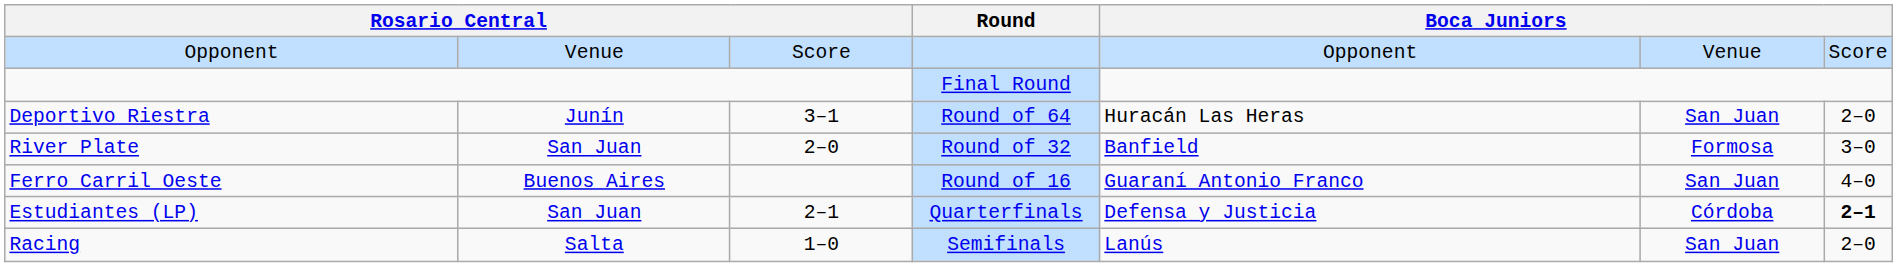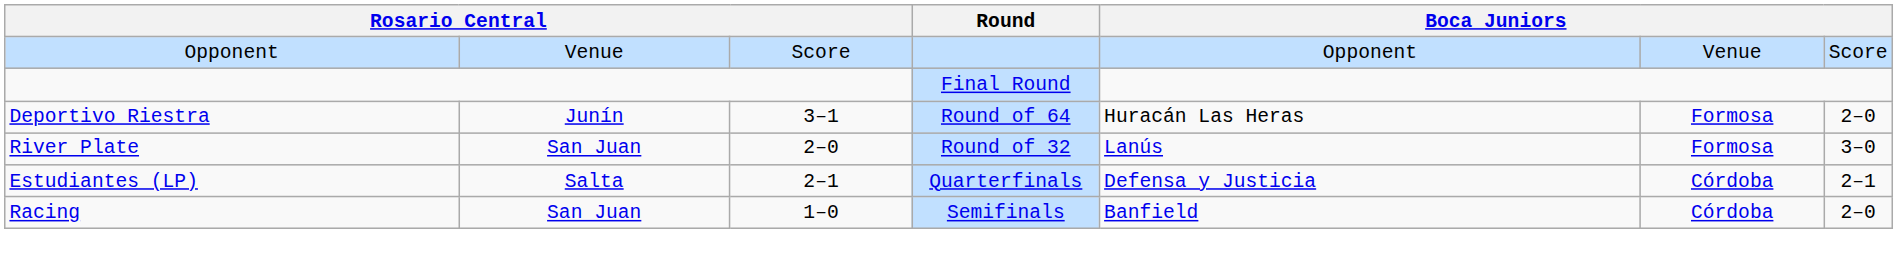(1732, 117) San Juan -> (1732, 117) Formosa
(1151, 149) Banfield -> (1134, 149) Lanús
- row: (115, 181)
(594, 213) San Juan -> (594, 181) Salta
(1858, 213) bold -> (1858, 181) normal
(594, 245) Salta -> (594, 213) San Juan
(1134, 245) Lanús -> (1151, 213) Banfield
(1732, 245) San Juan -> (1732, 213) Córdoba
